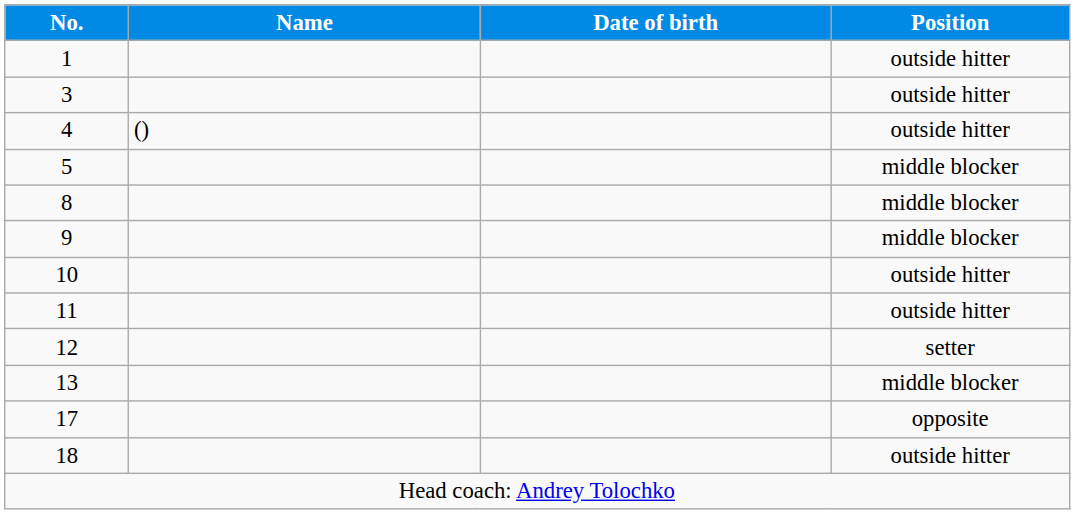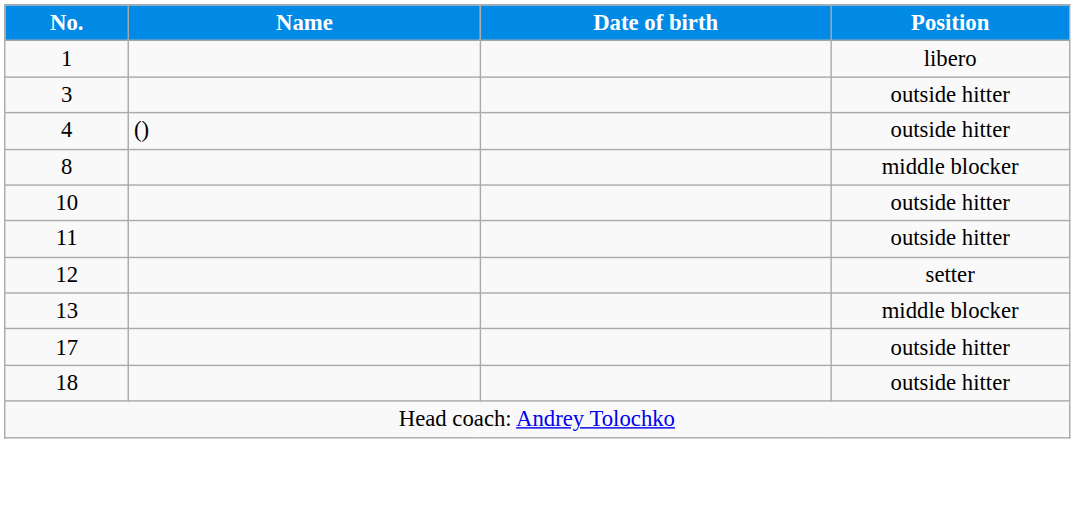(950, 58) outside hitter -> (950, 58) libero
- row: (67, 166)
- row: (67, 238)
(950, 418) opposite -> (950, 346) outside hitter
